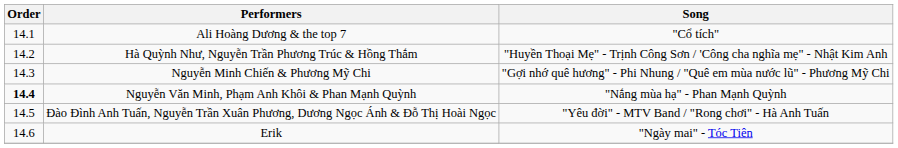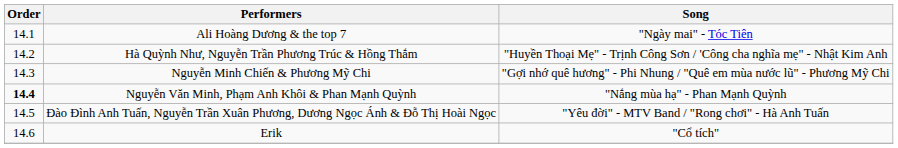(696, 34) "Cổ tích" -> (696, 34) "Ngày mai" - Tóc Tiên
(696, 133) "Ngày mai" - Tóc Tiên -> (696, 133) "Cổ tích"
